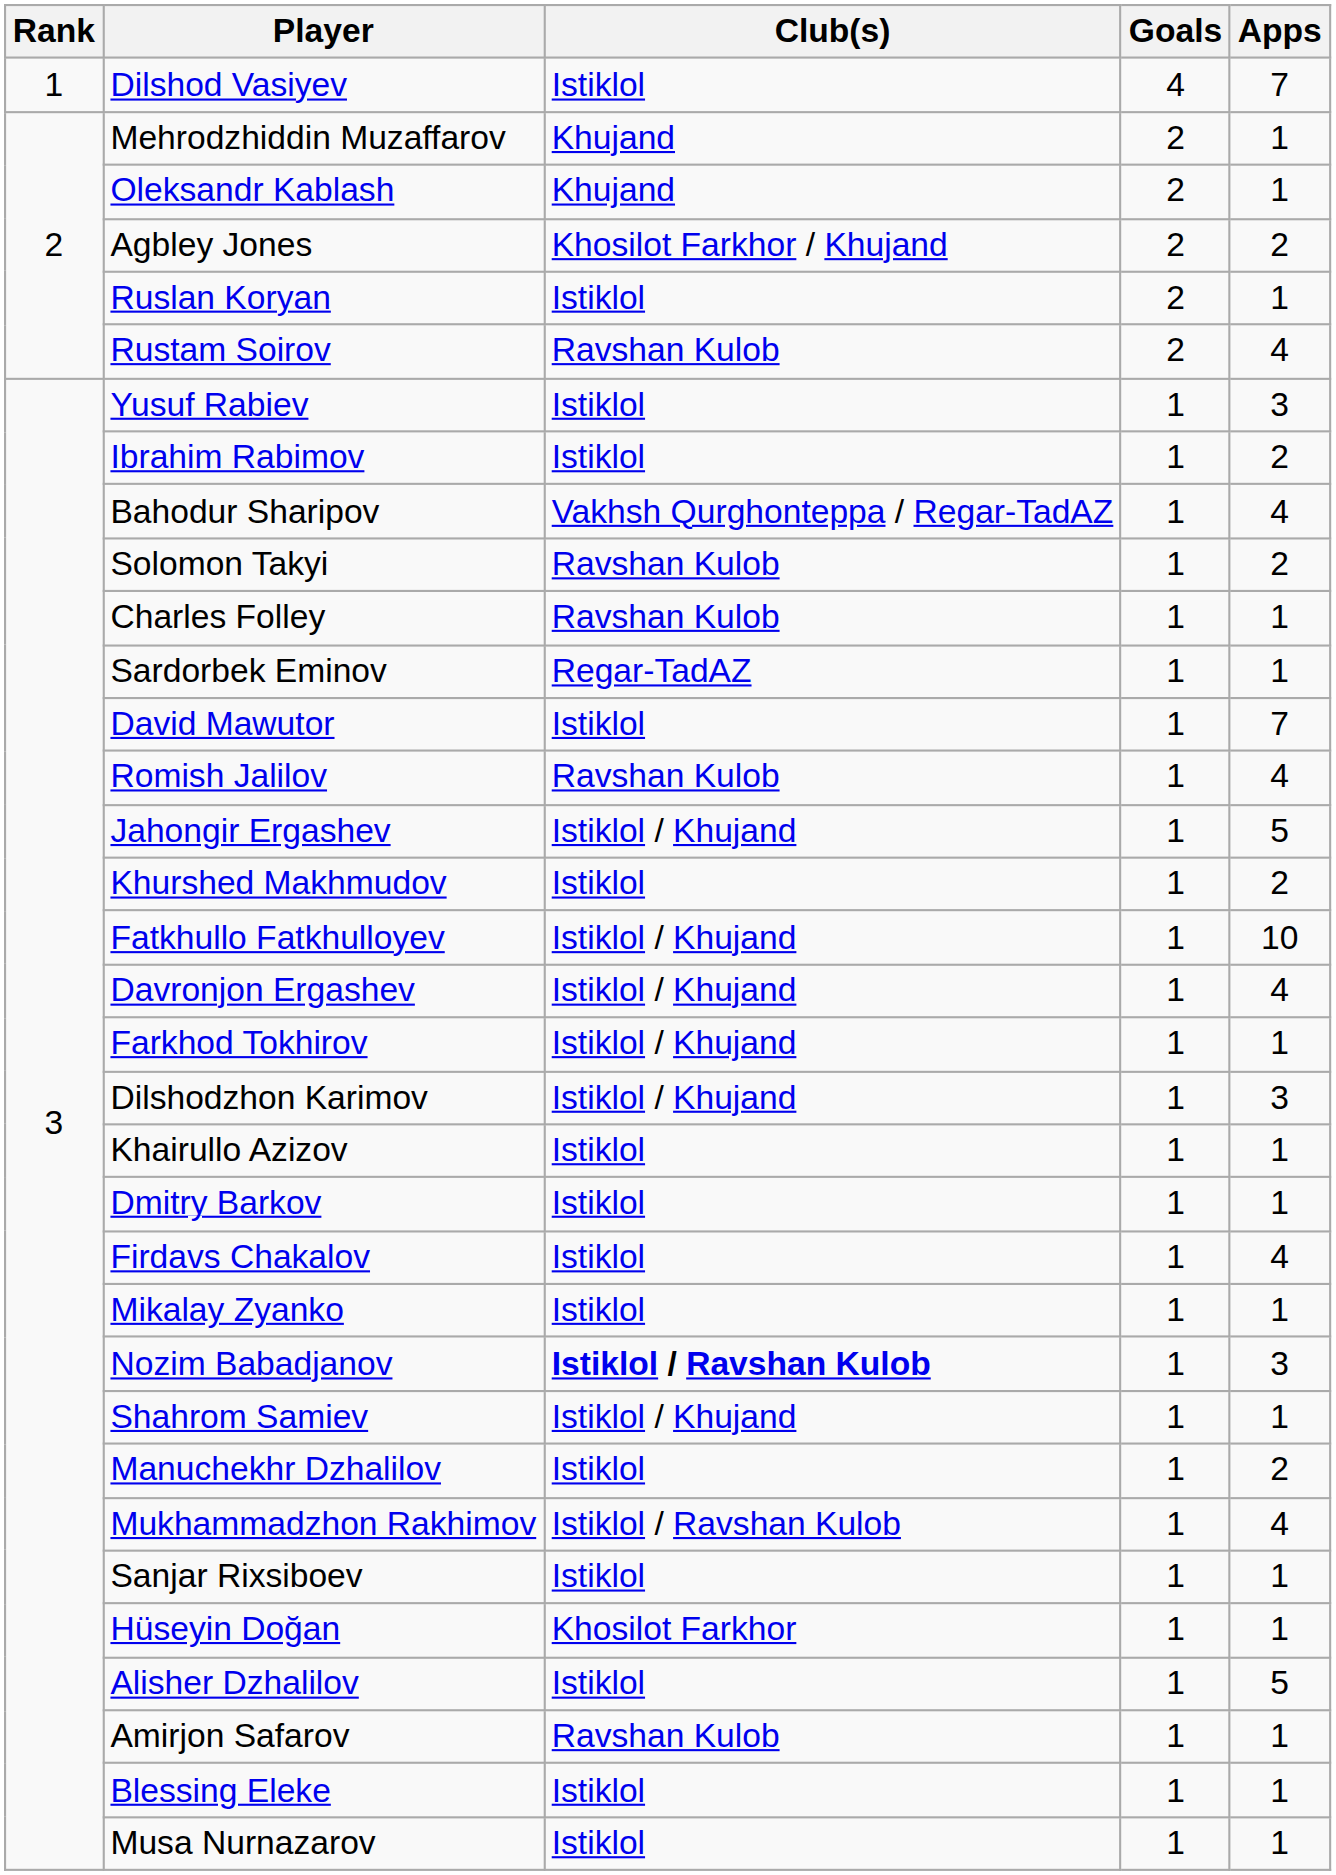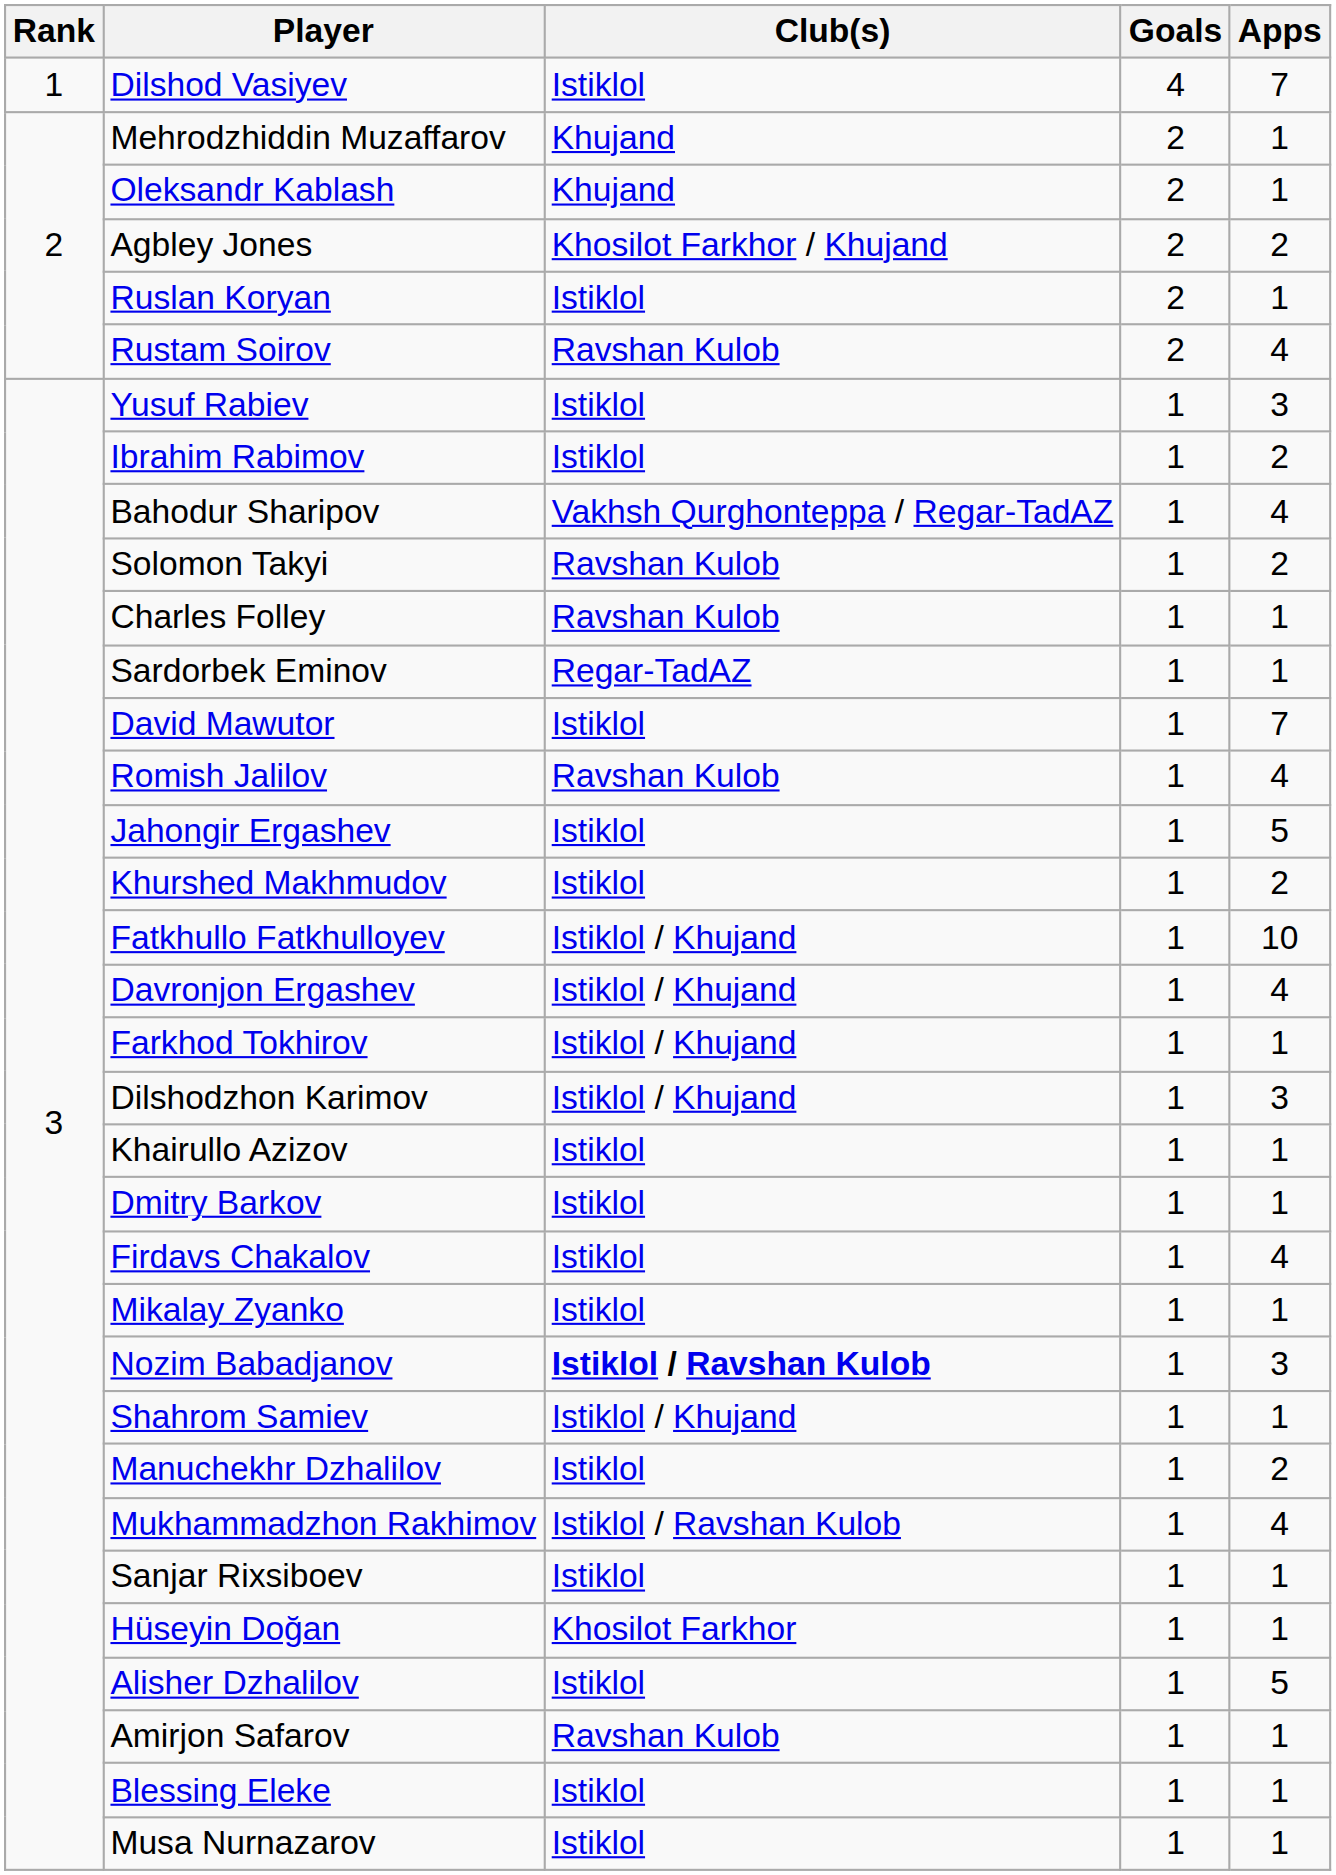(674, 830) Istiklol / Khujand -> (598, 830) Istiklol
